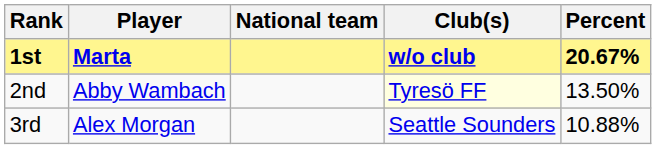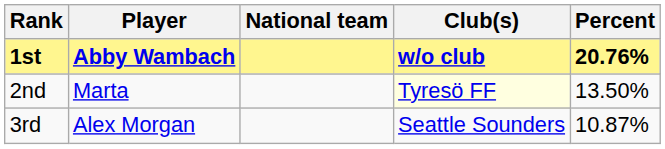(102, 56) Marta -> (154, 56) Abby Wambach
(602, 56) 20.67% -> (612, 56) 20.76%
(149, 90) Abby Wambach -> (101, 90) Marta
(602, 125) 10.88% -> (612, 125) 10.87%
